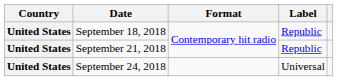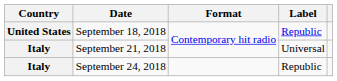(39, 48) United States -> (39, 48) Italy
(301, 48) Republic -> (303, 48) Universal
(39, 66) United States -> (39, 66) Italy
(303, 66) Universal -> (301, 66) Republic
